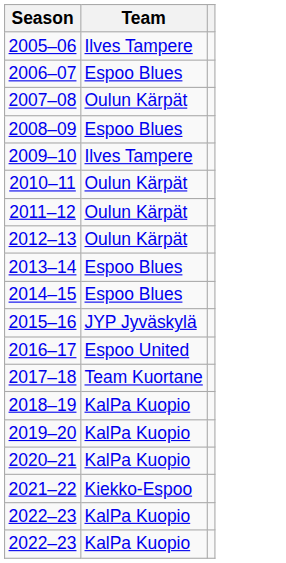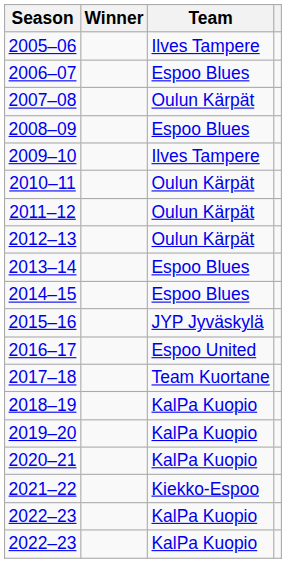+ column: (114, 18)
